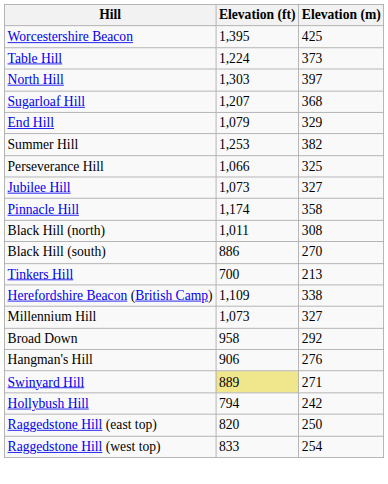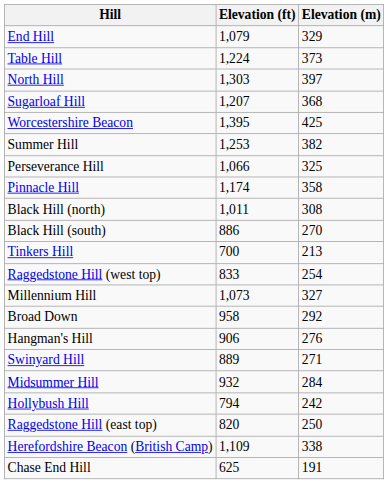rows swapped: (31, 123) <-> (70, 36)
- row: (39, 187)
rows swapped: (110, 295) <-> (84, 446)
(229, 381) khaki background -> (229, 360) no background
+ row: (53, 381)
+ row: (49, 468)
